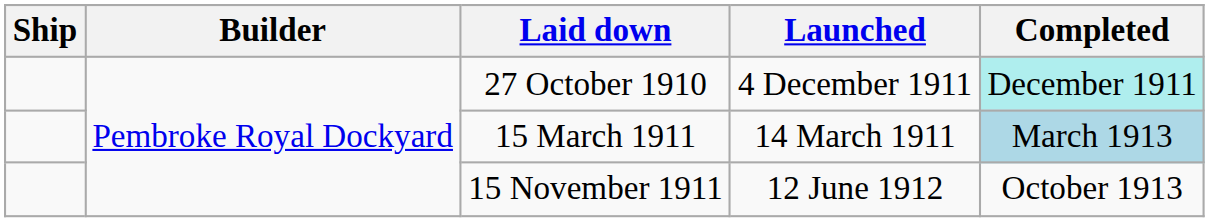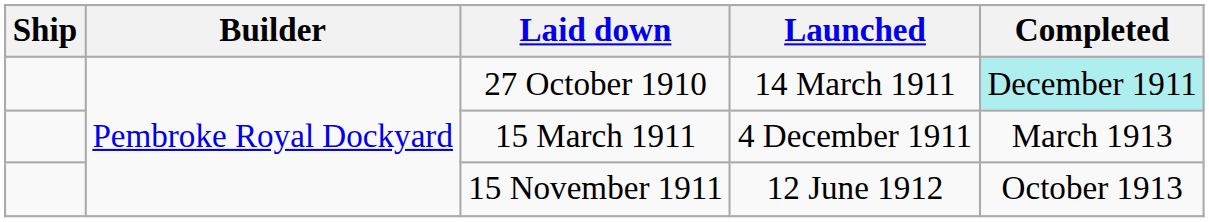(855, 83) 4 December 1911 -> (855, 83) 14 March 1911
(855, 135) 14 March 1911 -> (855, 135) 4 December 1911
(1092, 135) lightblue background -> (1092, 135) no background
